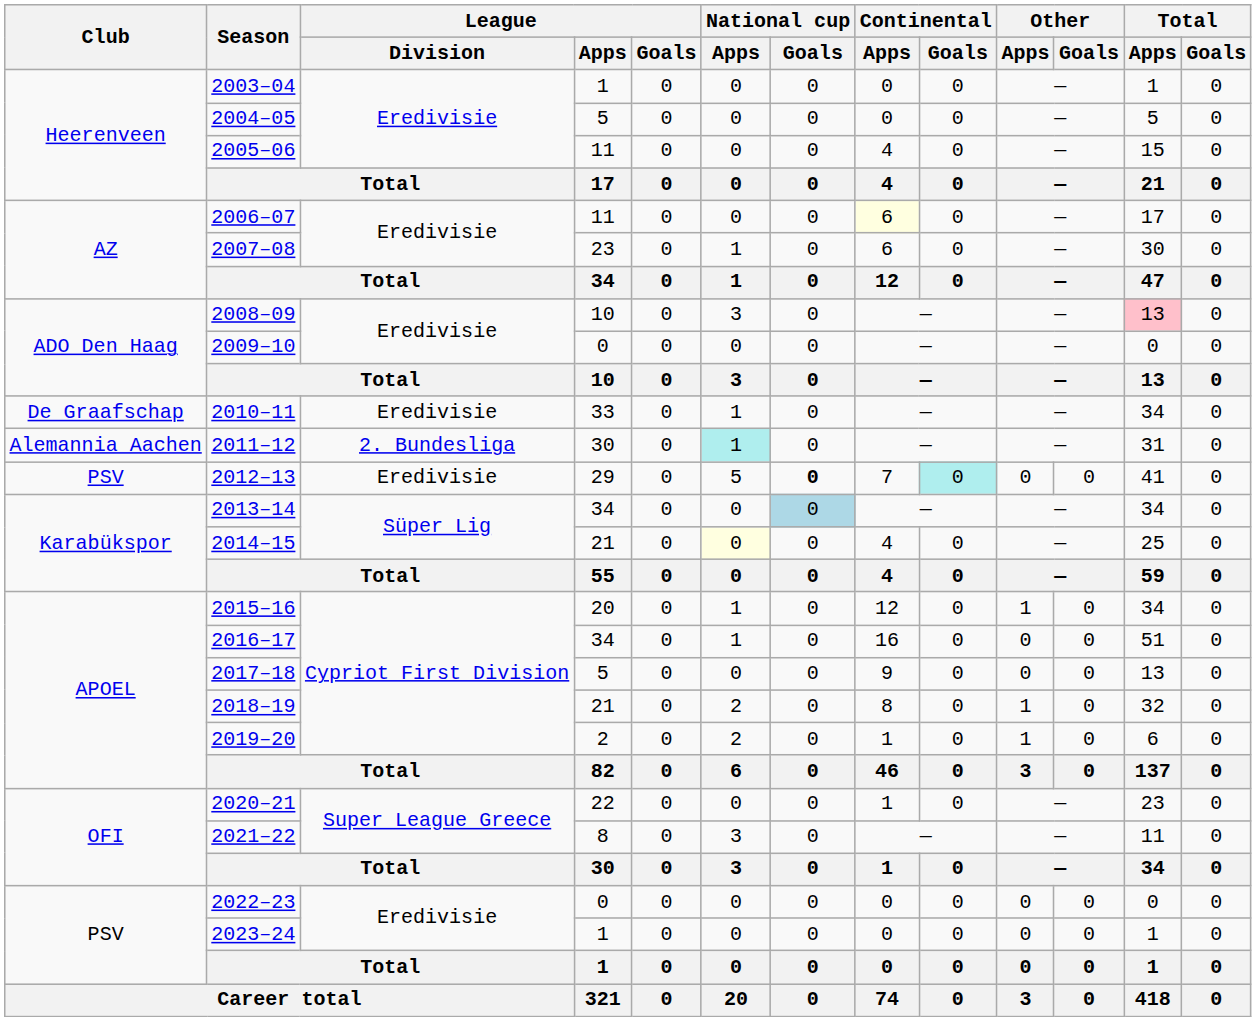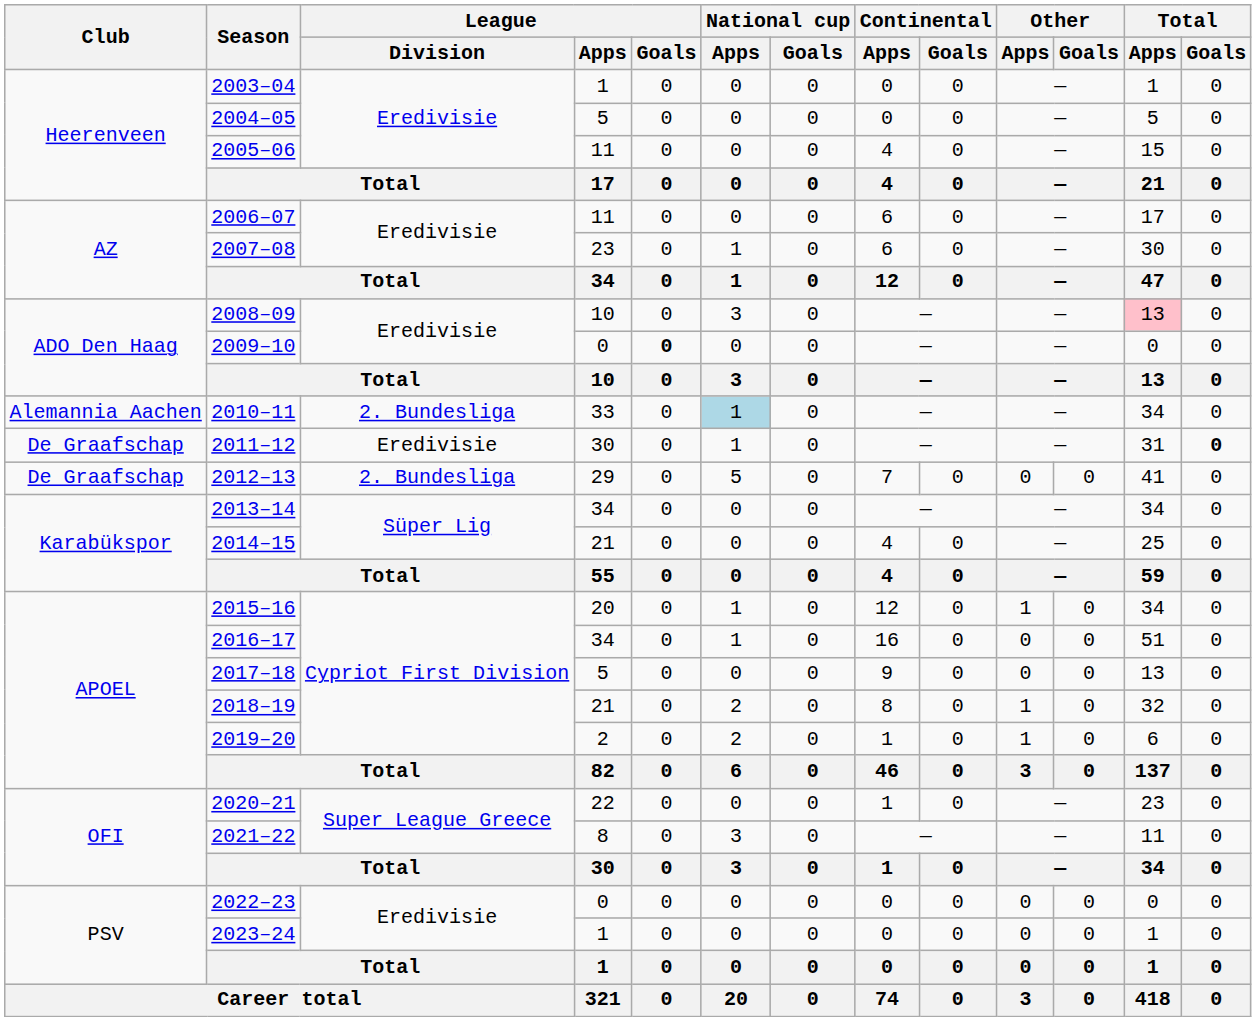(887, 217) lightyellow background -> (887, 217) no background
(666, 347) normal -> (666, 347) bold
(106, 413) De Graafschap -> (106, 413) Alemannia Aachen
(437, 413) Eredivisie -> (437, 413) 2. Bundesliga
(736, 413) no background -> (736, 413) lightblue background
(106, 445) Alemannia Aachen -> (106, 445) De Graafschap
(437, 445) 2. Bundesliga -> (437, 445) Eredivisie
(736, 445) paleturquoise background -> (736, 445) no background
(1216, 445) normal -> (1216, 445) bold
(106, 478) PSV -> (106, 478) De Graafschap
(437, 478) Eredivisie -> (437, 478) 2. Bundesliga
(813, 478) bold -> (813, 478) normal
(958, 478) paleturquoise background -> (958, 478) no background
(813, 511) lightblue background -> (813, 511) no background
(736, 543) lightyellow background -> (736, 543) no background
